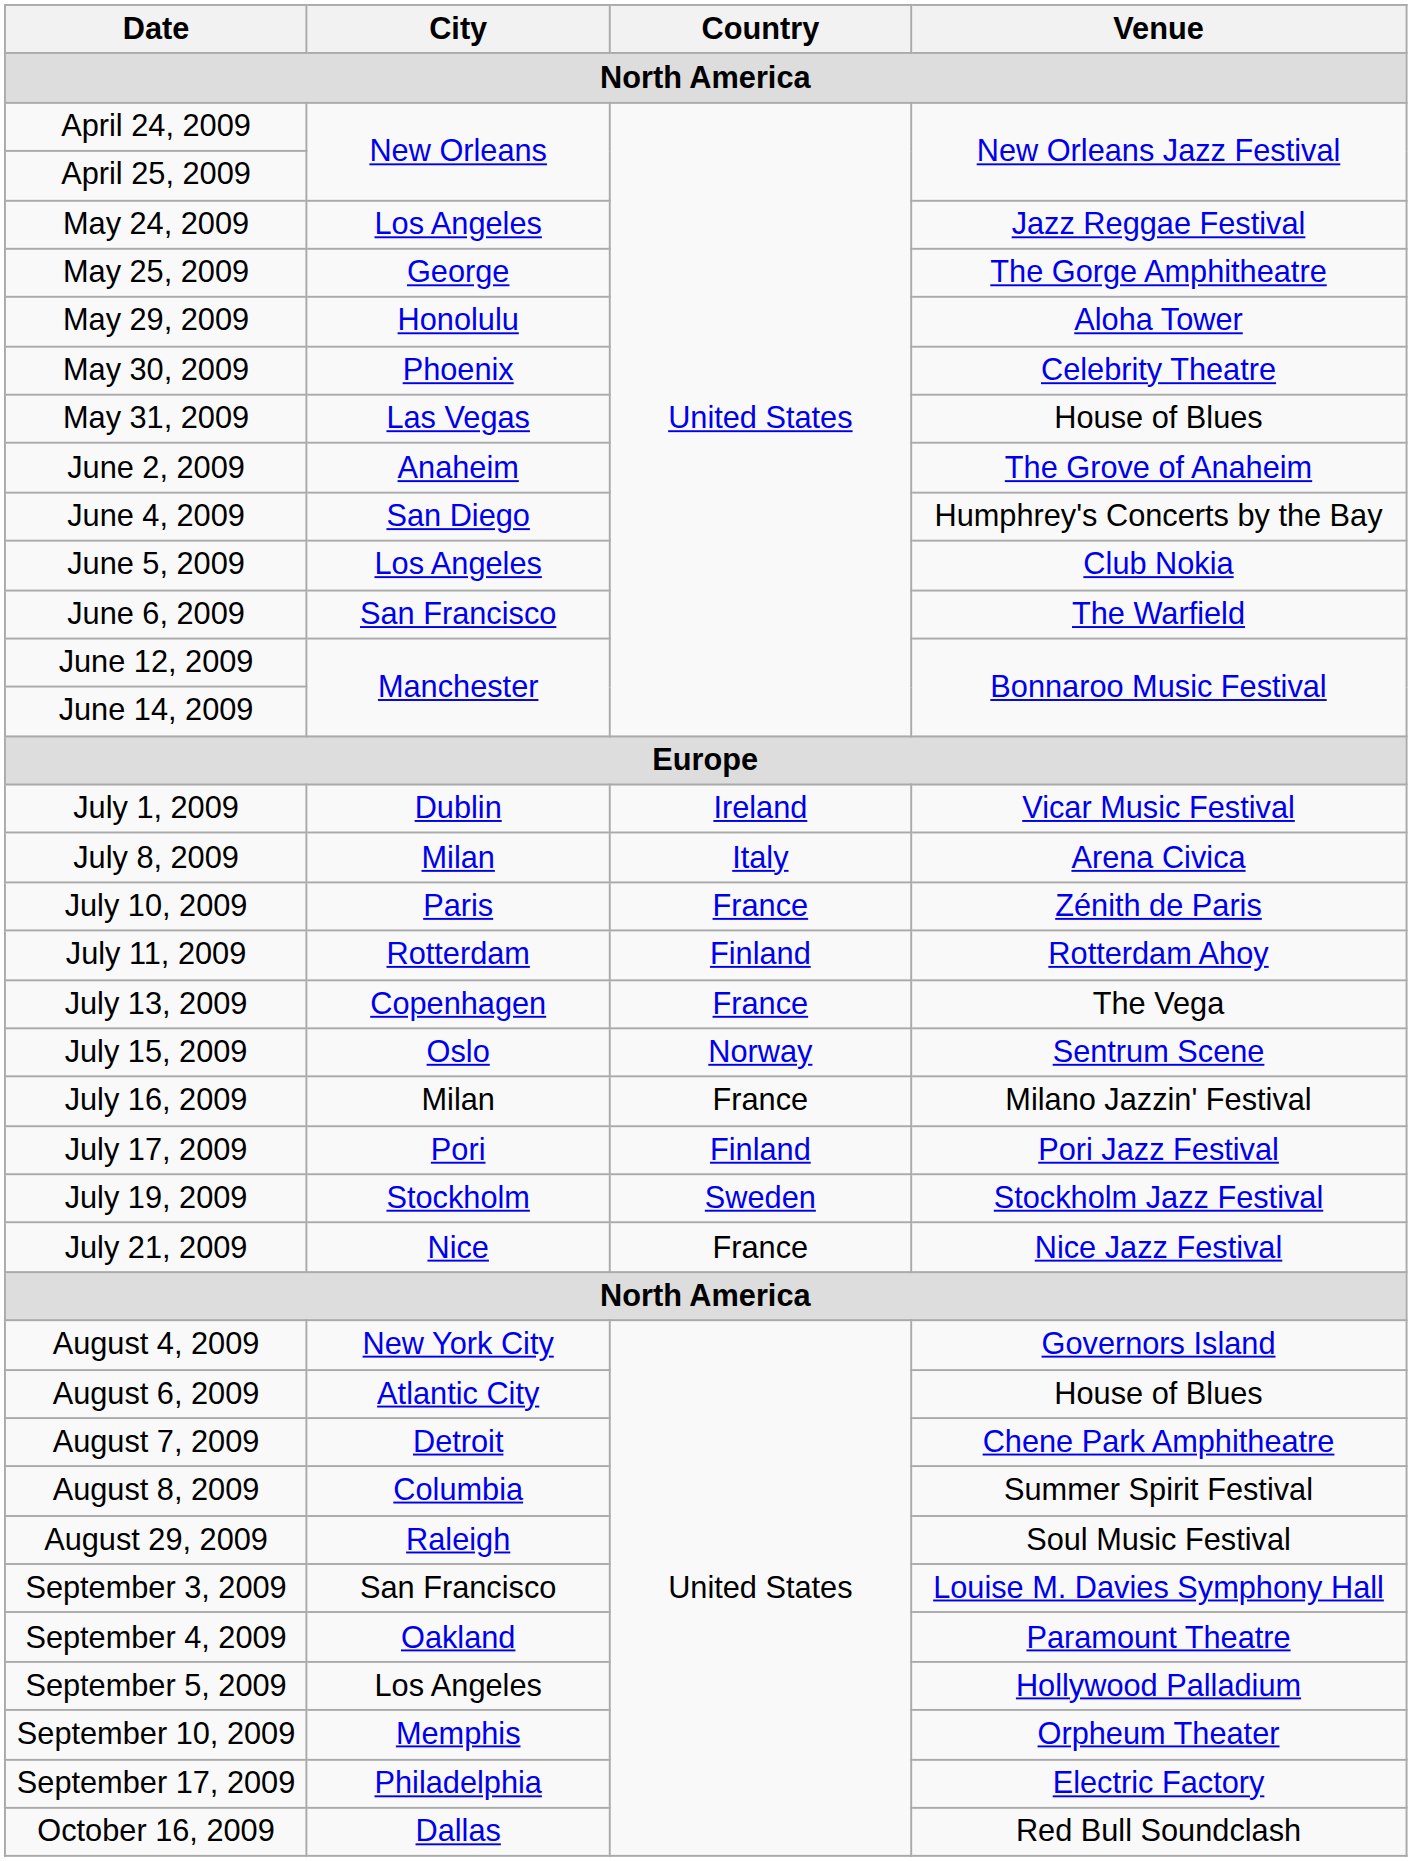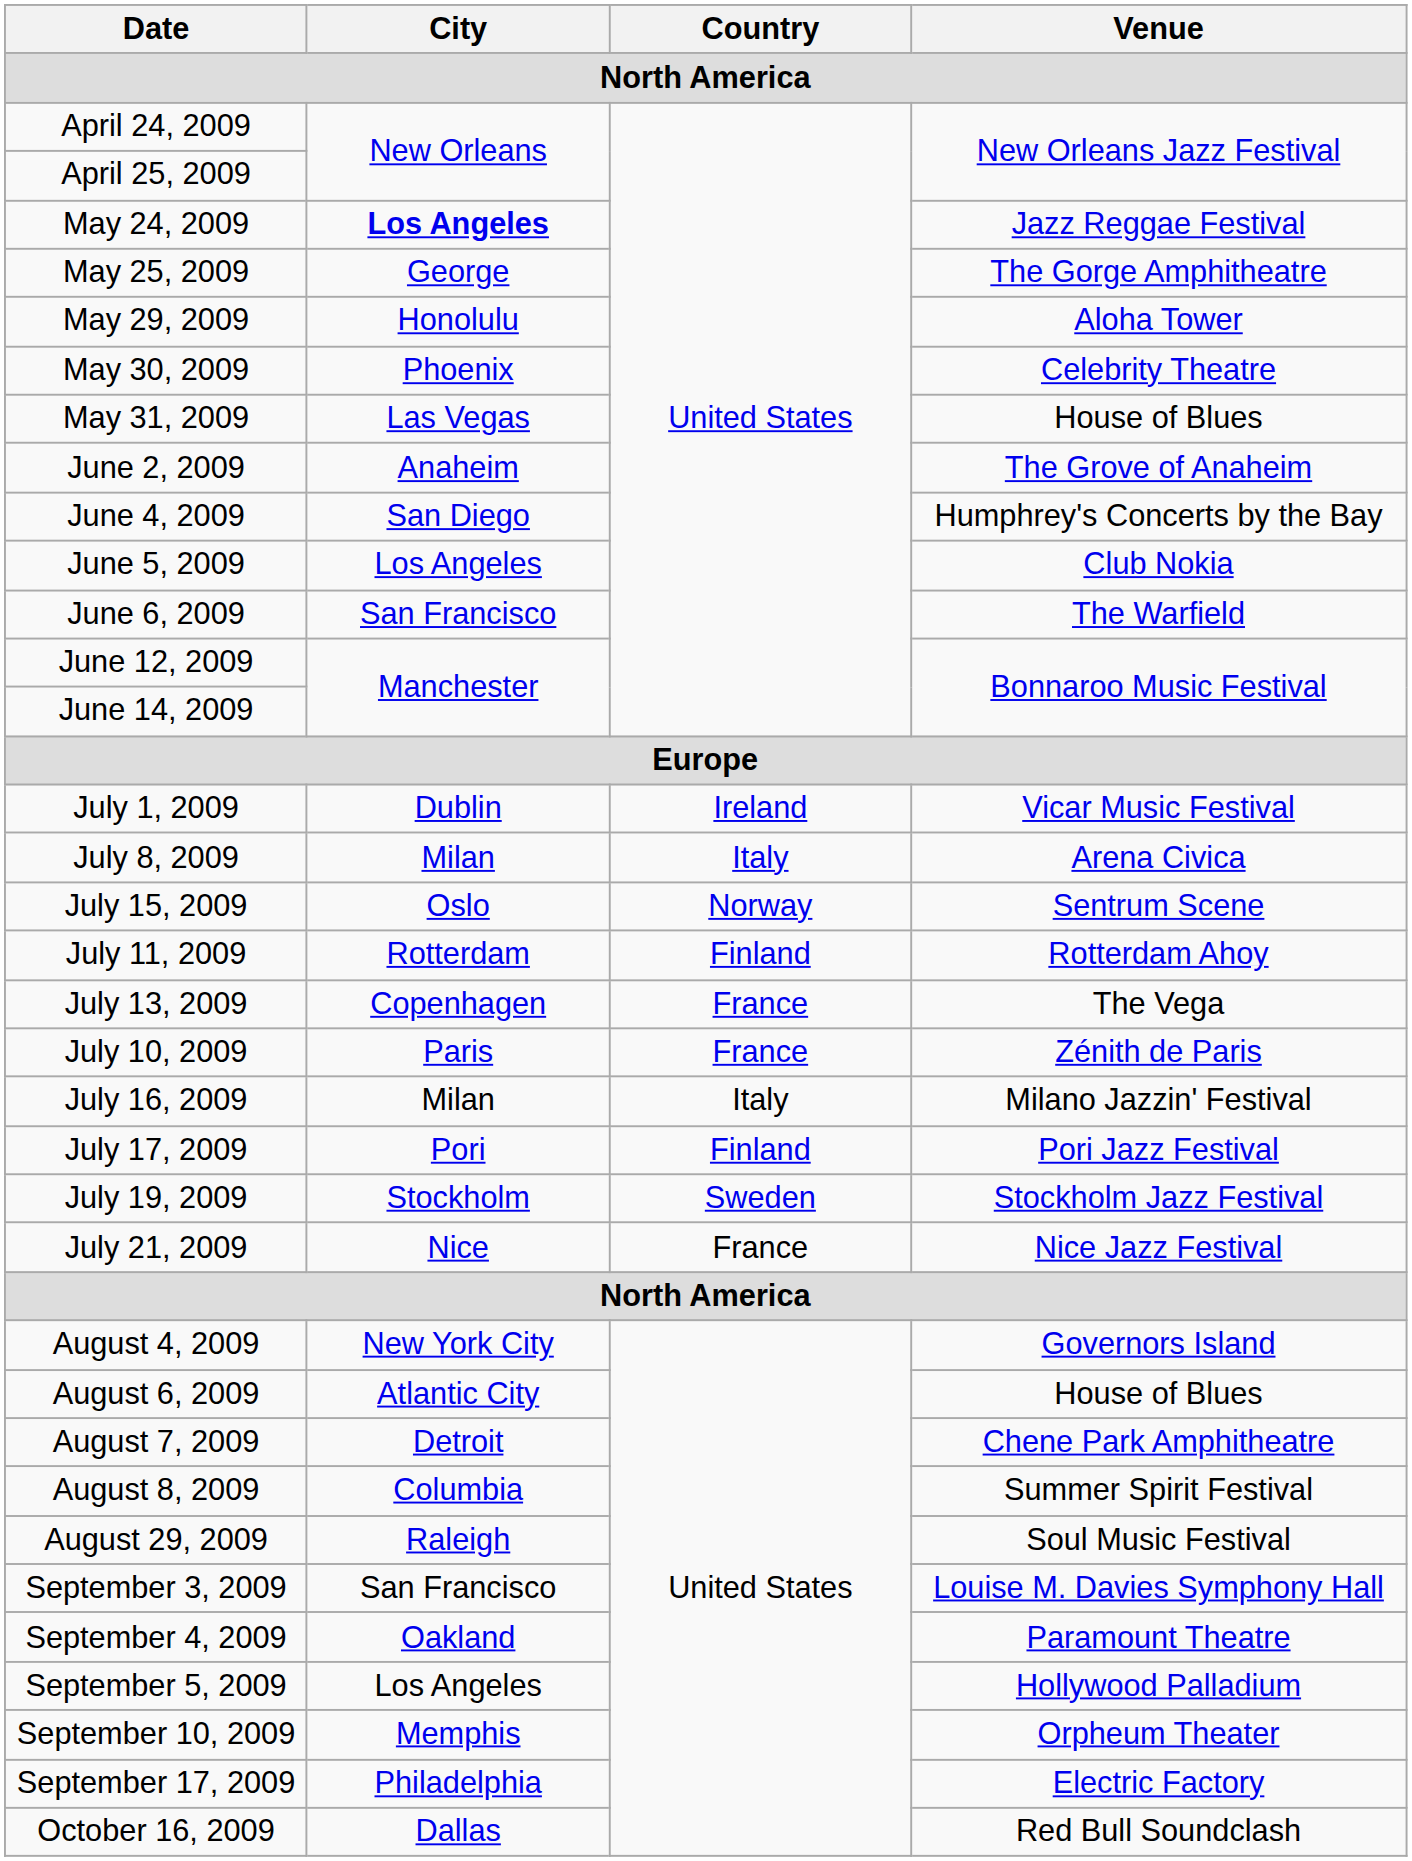(458, 223) normal -> (458, 223) bold
rows swapped: (156, 905) <-> (156, 1051)
(760, 1100) France -> (760, 1100) Italy
